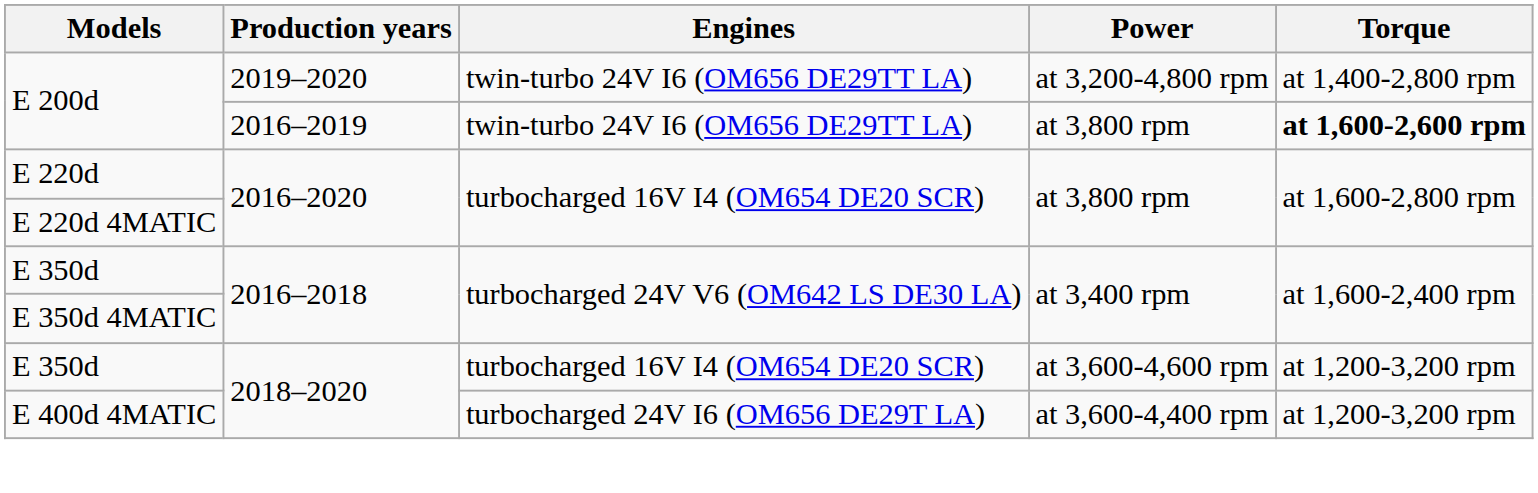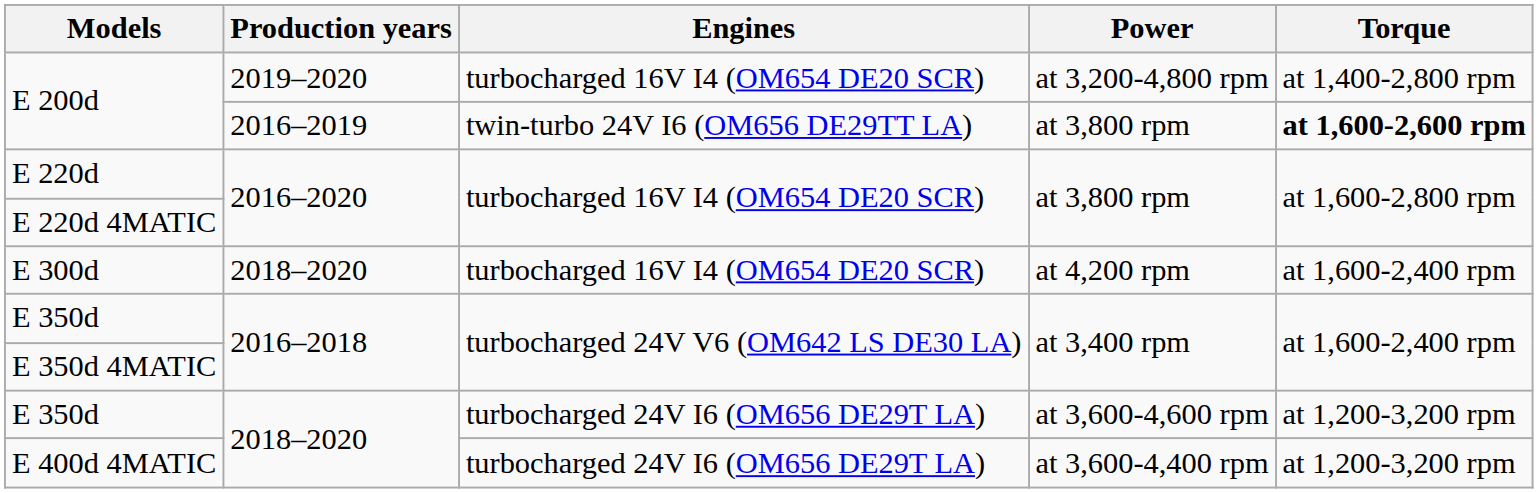(719, 76) twin-turbo 24V I6 (OM656 DE29TT LA) -> (725, 76) turbocharged 16V I4 (OM654 DE20 SCR)
+ row: (55, 269)
(725, 366) turbocharged 16V I4 (OM654 DE20 SCR) -> (726, 414) turbocharged 24V I6 (OM656 DE29T LA)
